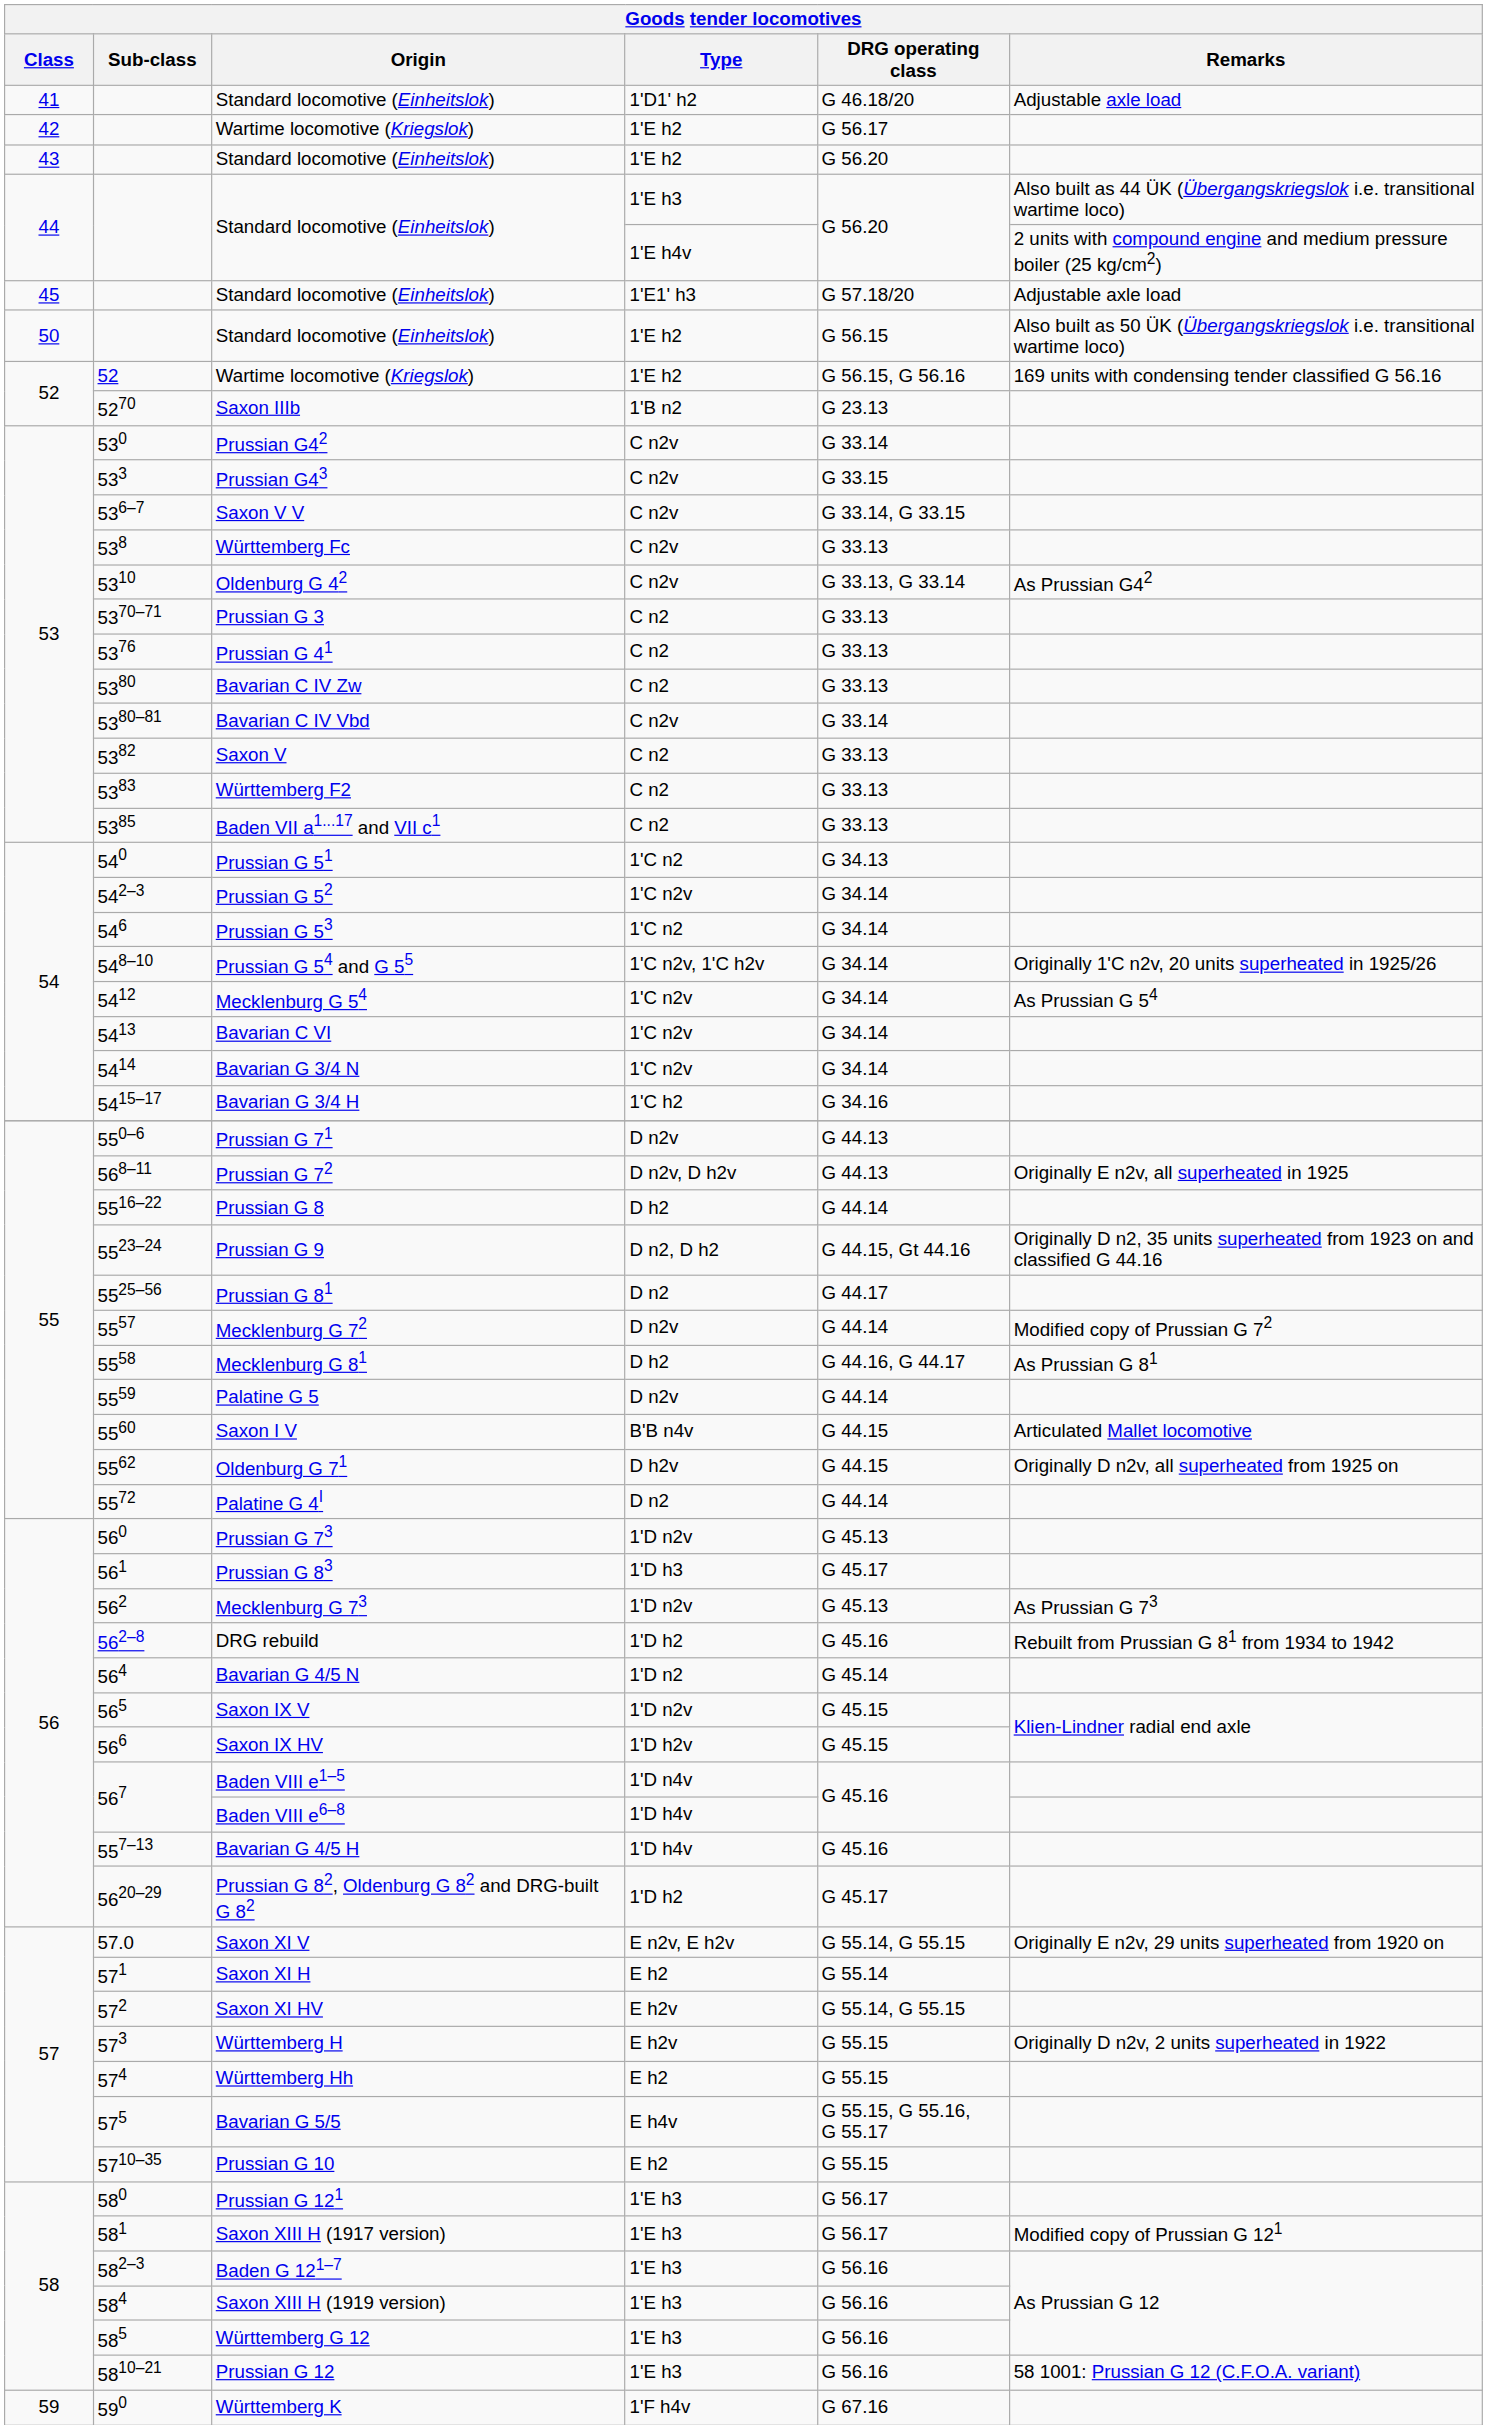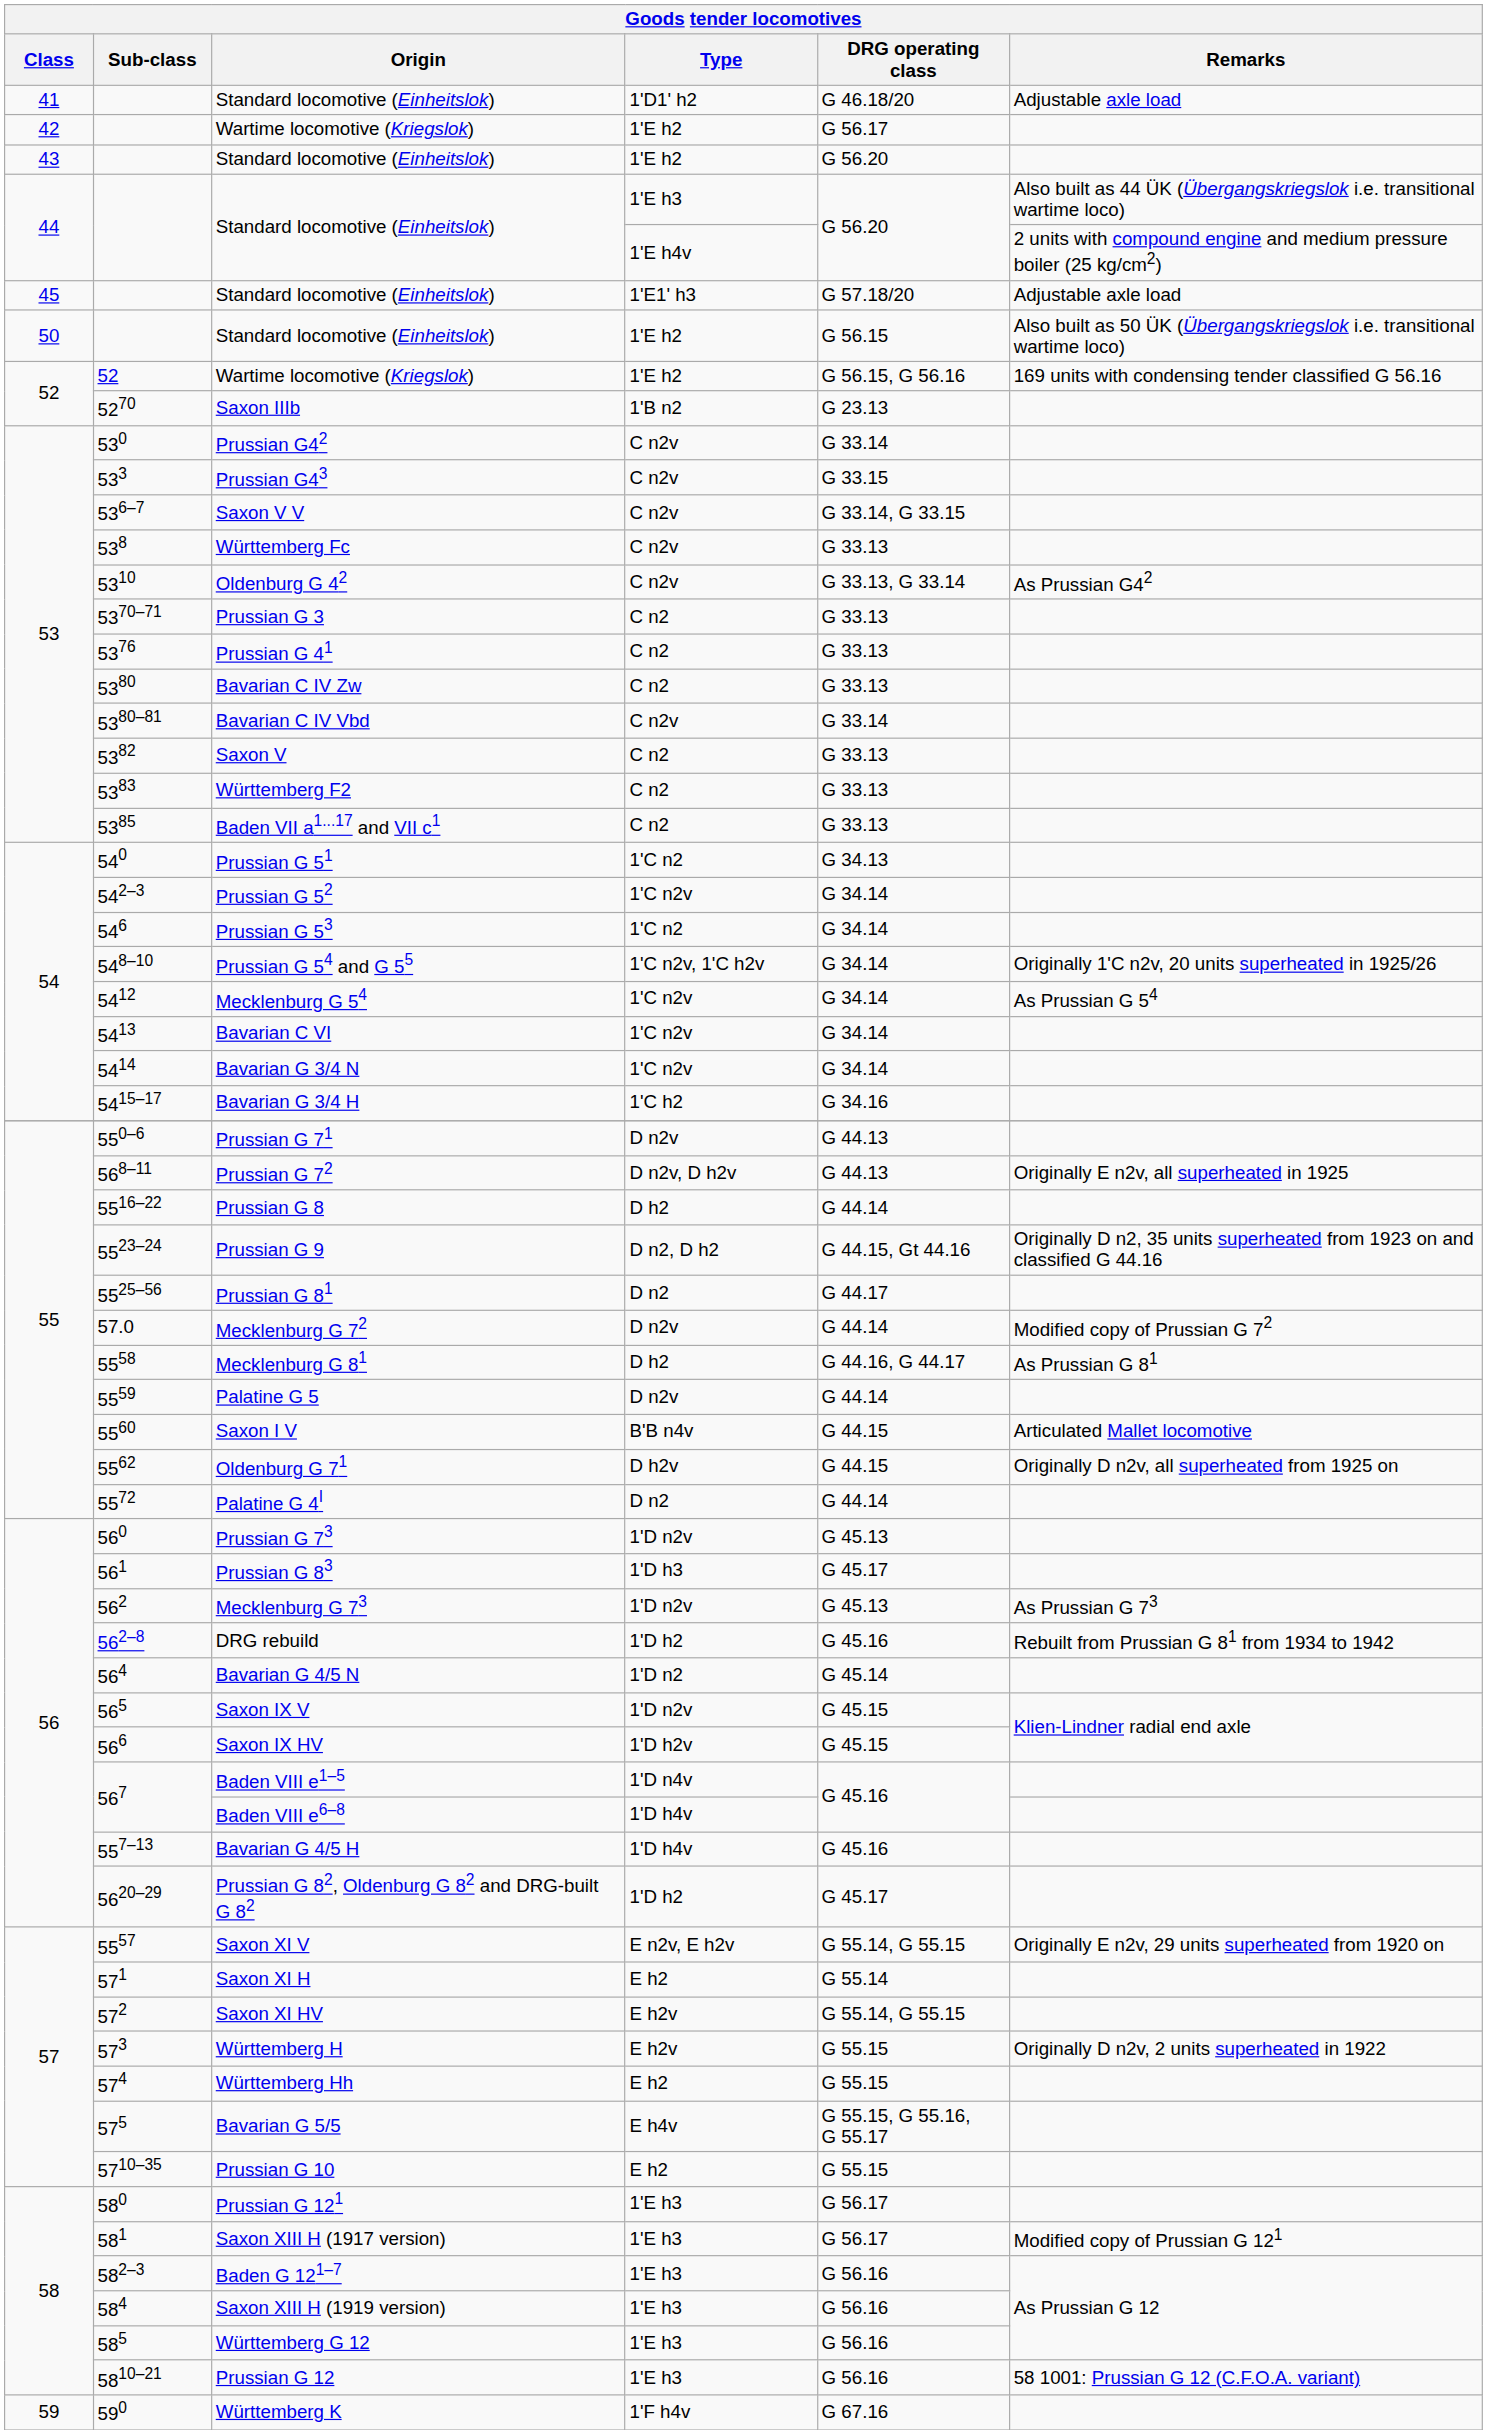(117, 1327) 5557 -> (116, 1327) 57.0
(116, 1942) 57.0 -> (117, 1944) 5557
